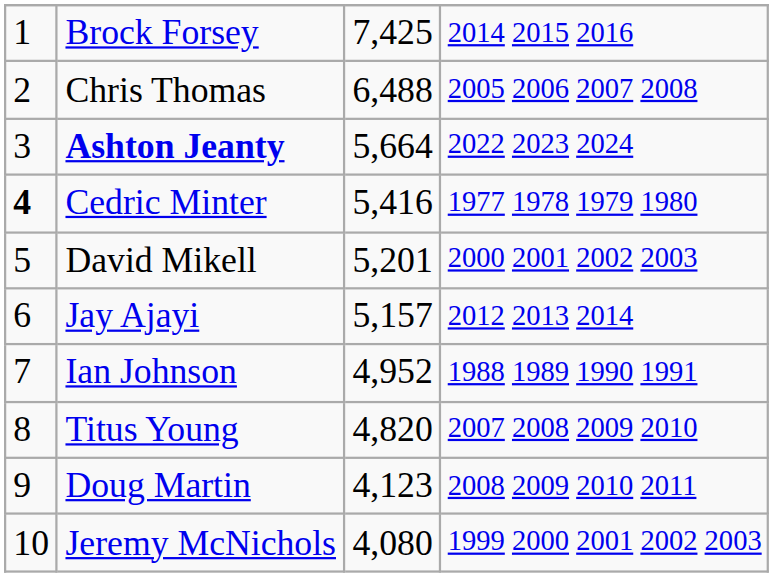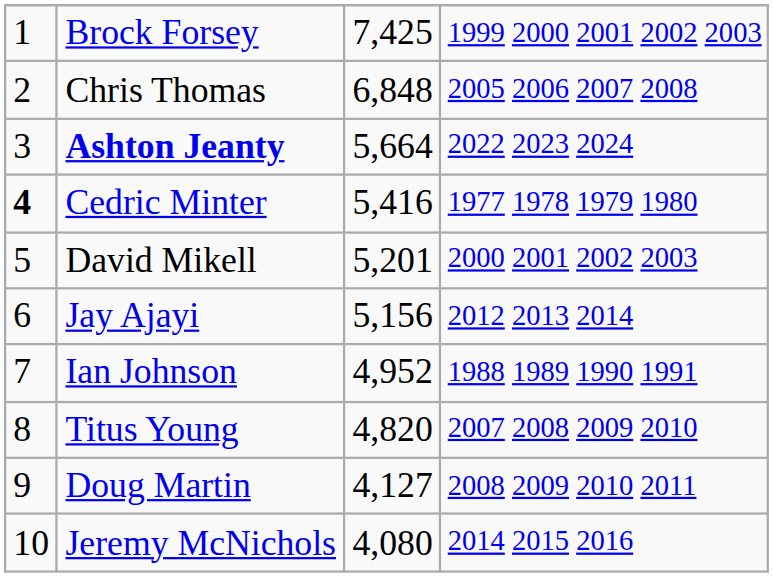(540, 32) 2014 2015 2016 -> (605, 32) 1999 2000 2001 2002 2003
(393, 89) 6,488 -> (393, 89) 6,848
(393, 315) 5,157 -> (393, 315) 5,156
(393, 485) 4,123 -> (393, 485) 4,127
(605, 542) 1999 2000 2001 2002 2003 -> (540, 542) 2014 2015 2016
